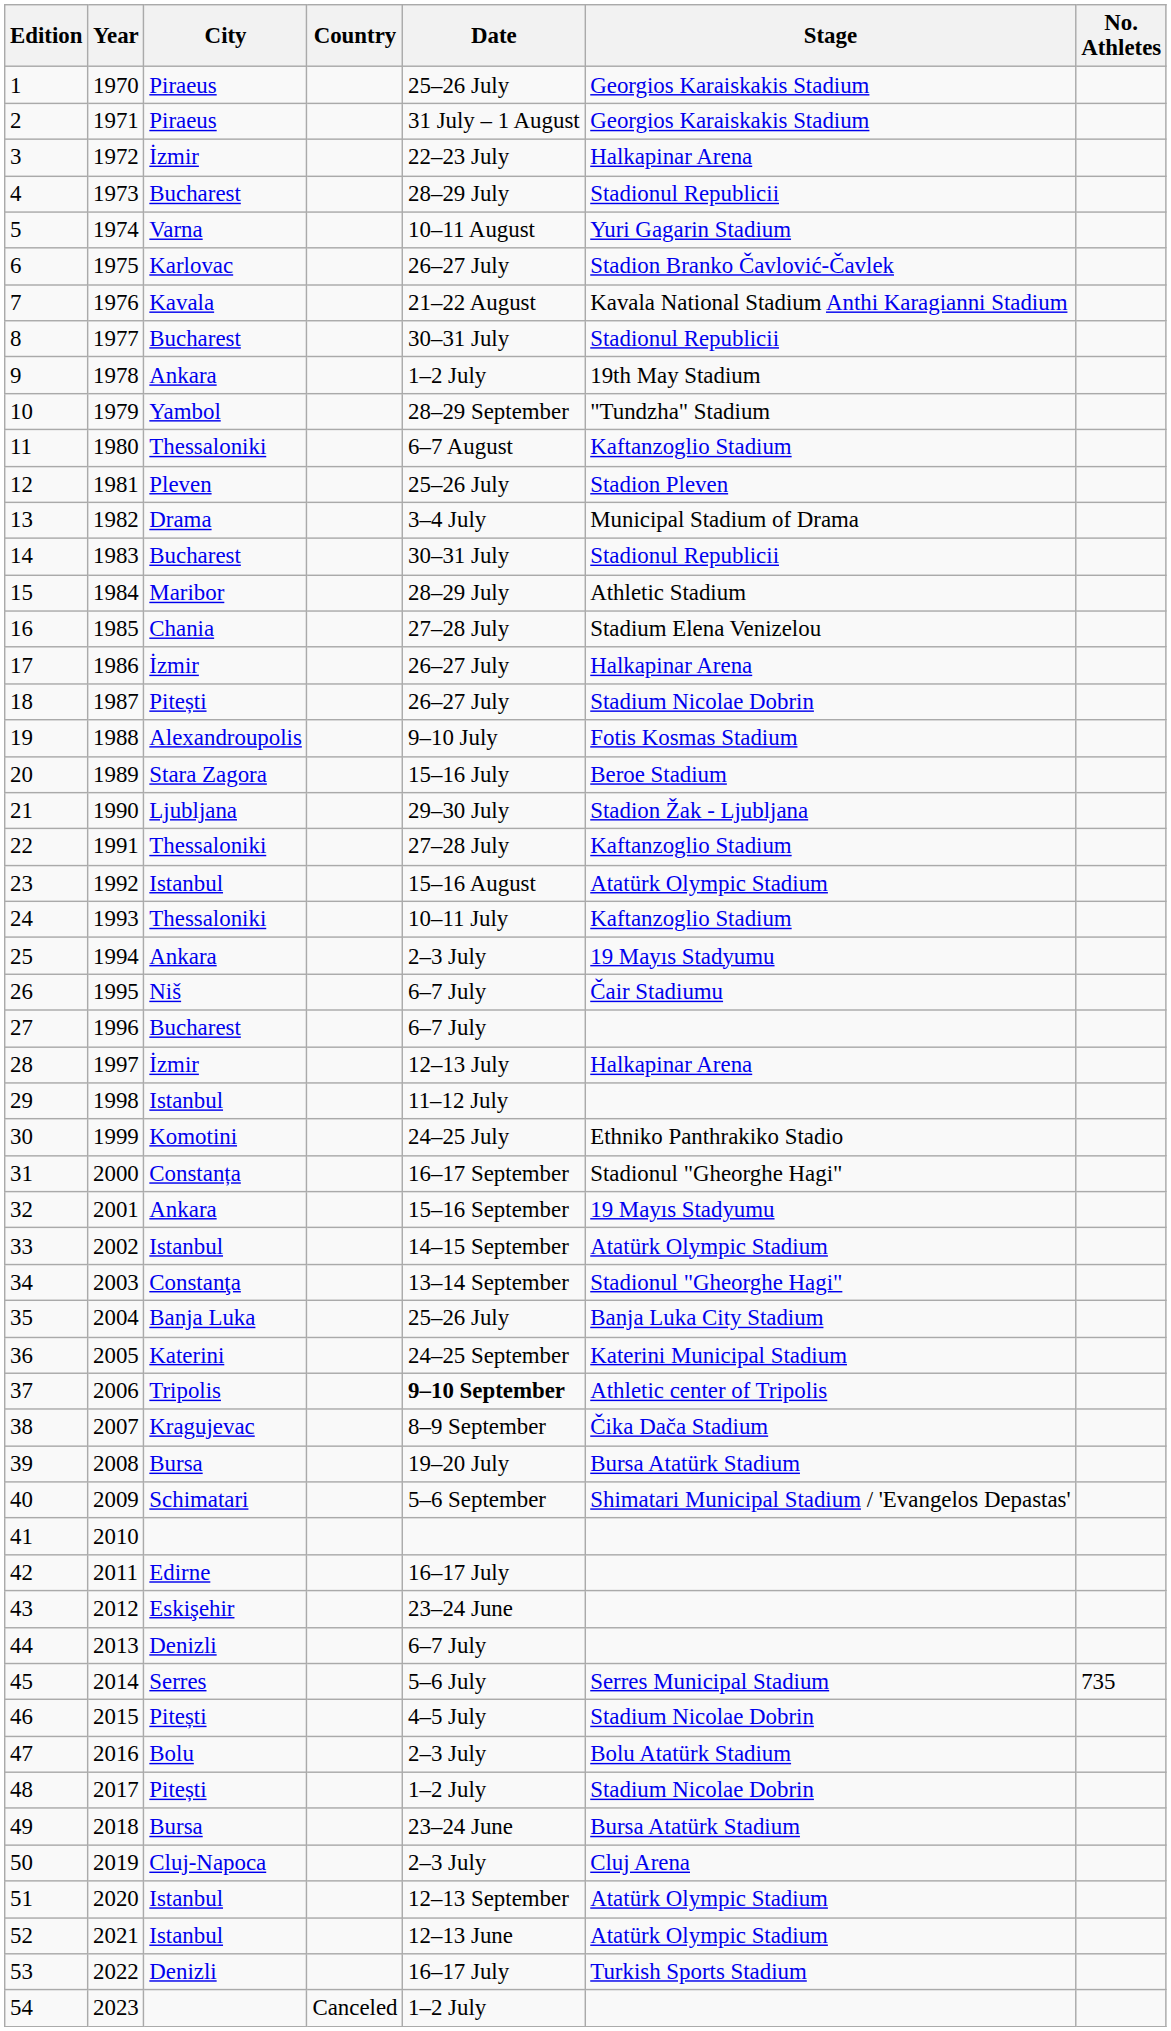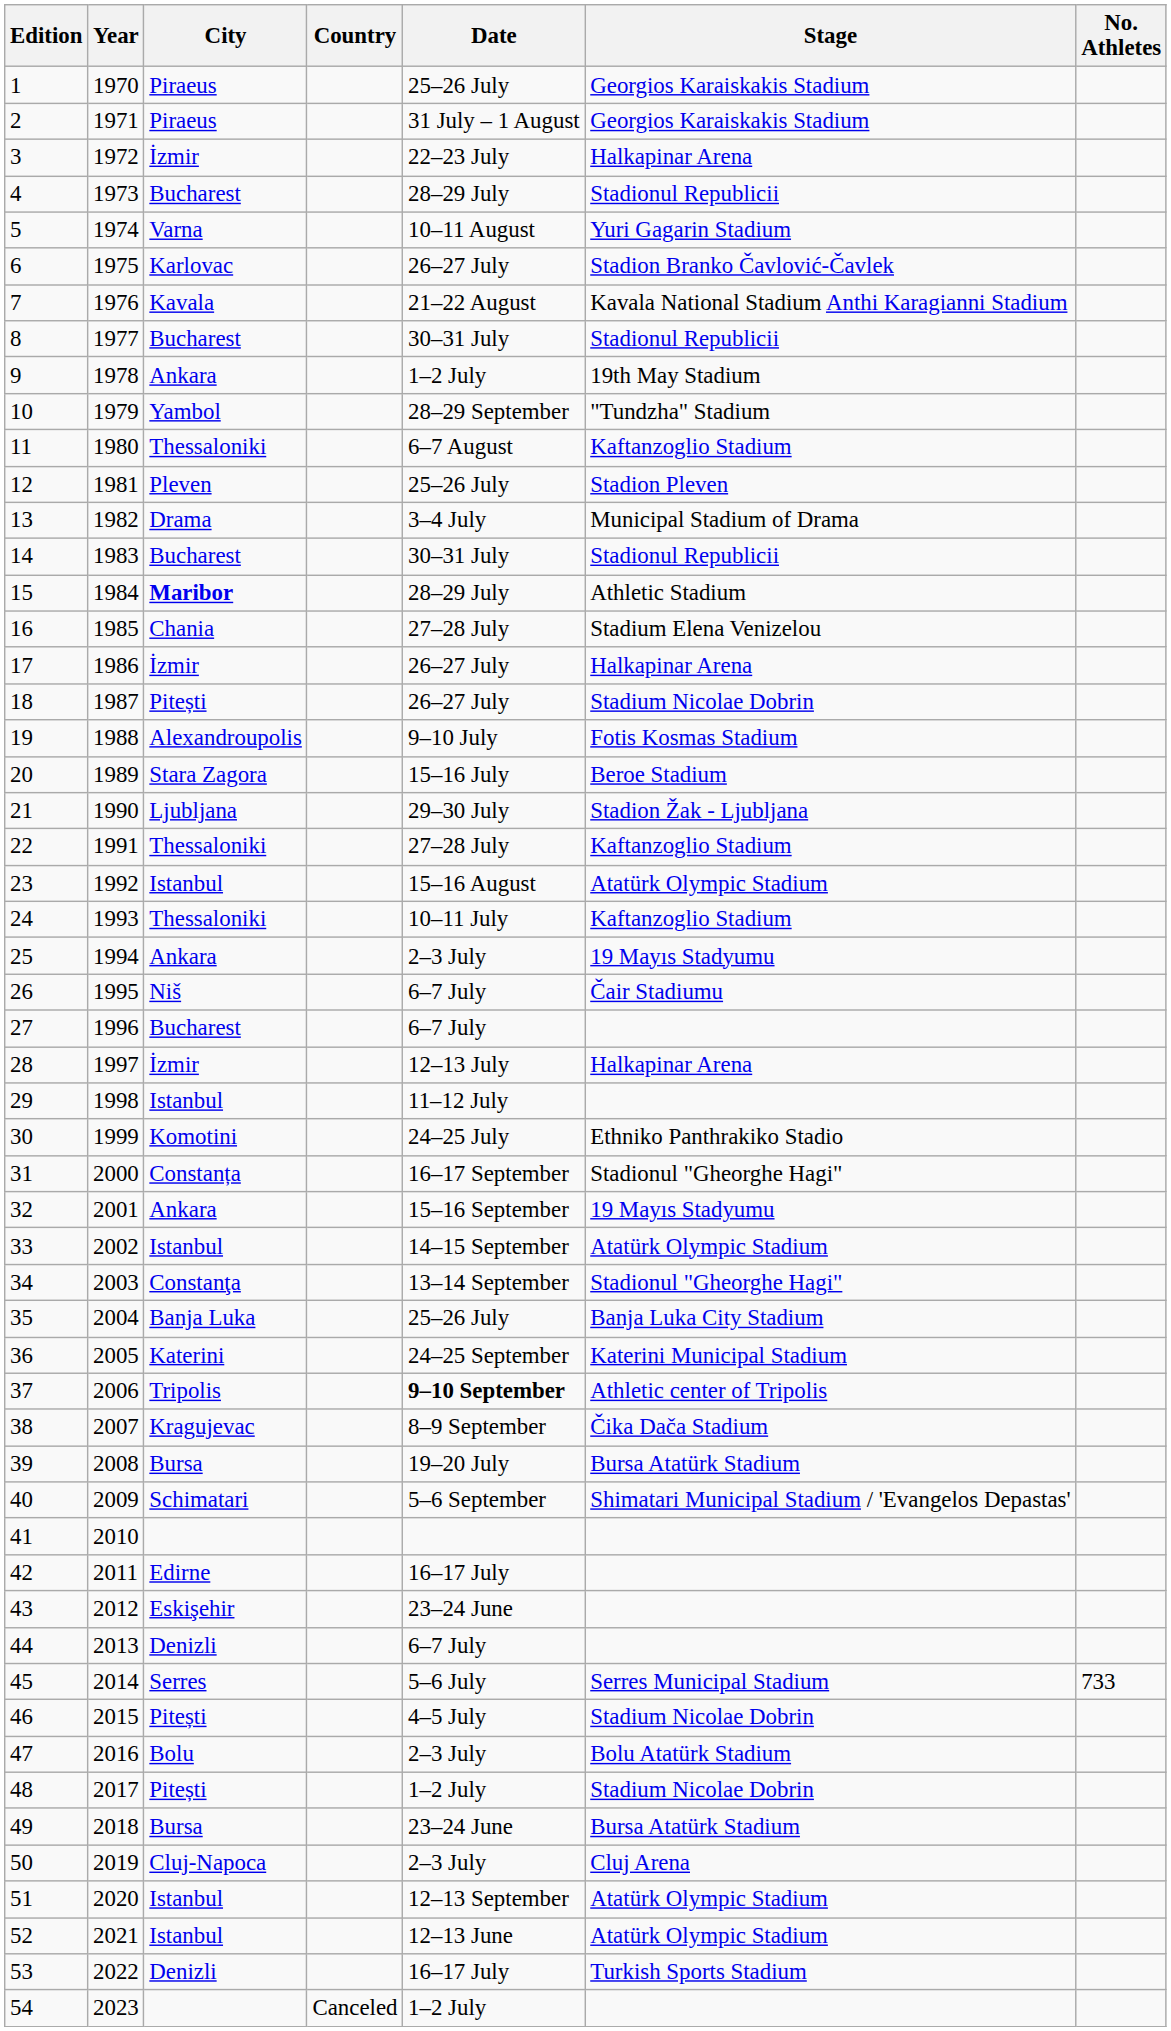(187, 592) normal -> (191, 592) bold
(1098, 1681) 735 -> (1098, 1681) 733
